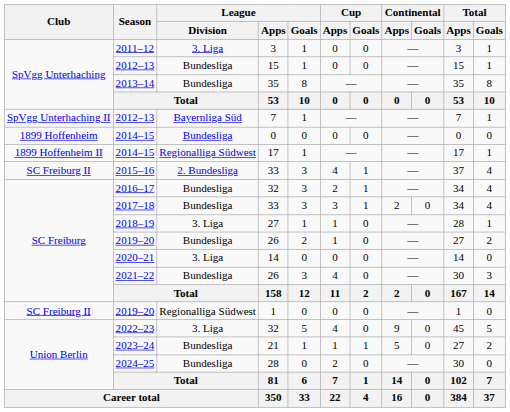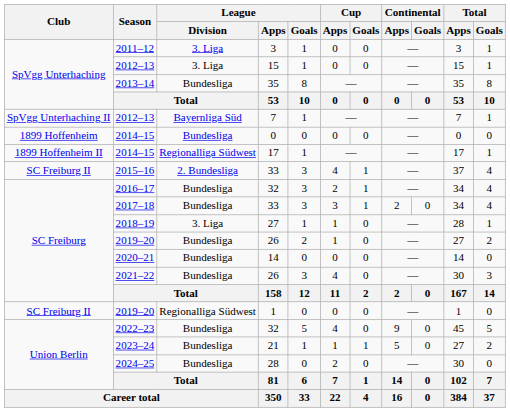(208, 65) Bundesliga -> (208, 65) 3. Liga
(208, 258) 3. Liga -> (208, 258) Bundesliga
(208, 328) 3. Liga -> (208, 328) Bundesliga
